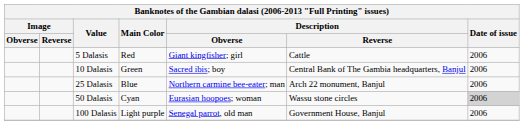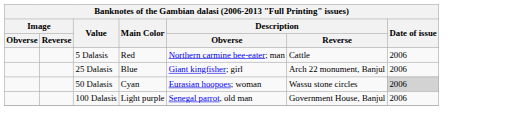(206, 55) Giant kingfisher; girl -> (227, 55) Northern carmine bee-eater; man
- row: (94, 70)
(227, 84) Northern carmine bee-eater; man -> (206, 70) Giant kingfisher; girl
